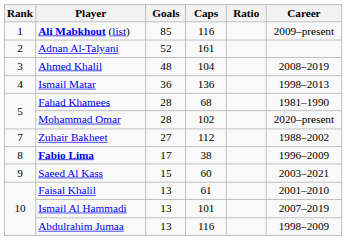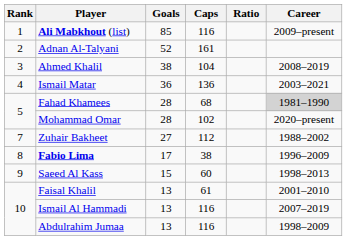(166, 66) 48 -> (166, 66) 38
(304, 84) 1998–2013 -> (304, 84) 2003–2021
(304, 102) no background -> (304, 102) lightgrey background
(304, 173) 2003–2021 -> (304, 173) 1998–2013
(206, 208) 101 -> (206, 208) 116
